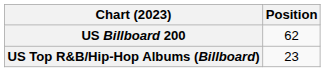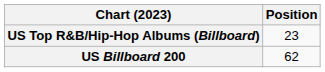rows swapped: (134, 35) <-> (134, 56)
